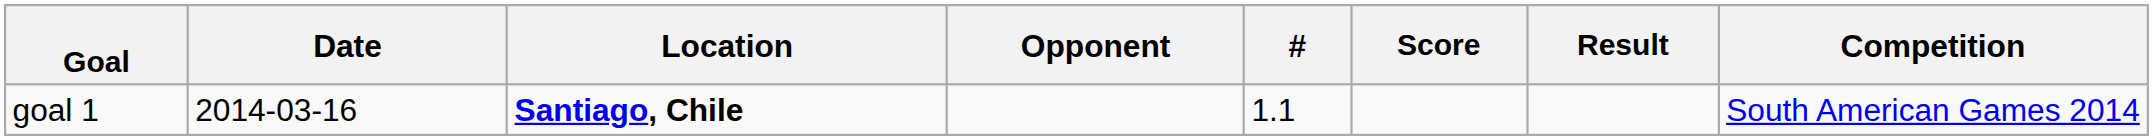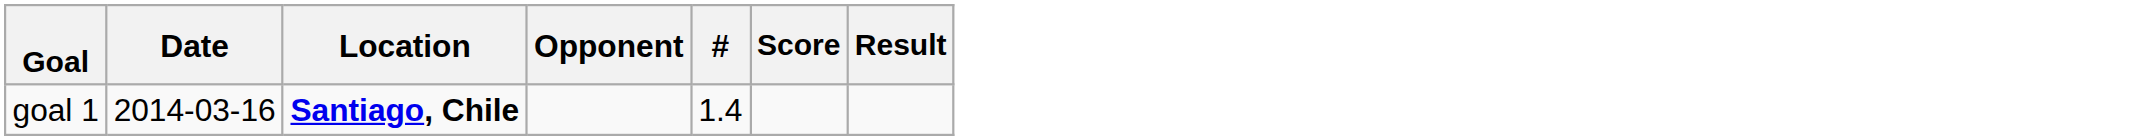- column: (1933, 46)
(1273, 111) 1.1 -> (720, 111) 1.4
